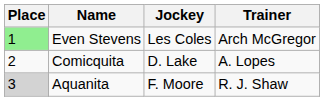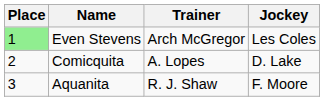columns swapped: (180, 15) <-> (267, 15)
(12, 84) lightgrey background -> (12, 84) no background
